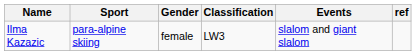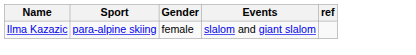- column: (238, 13)
